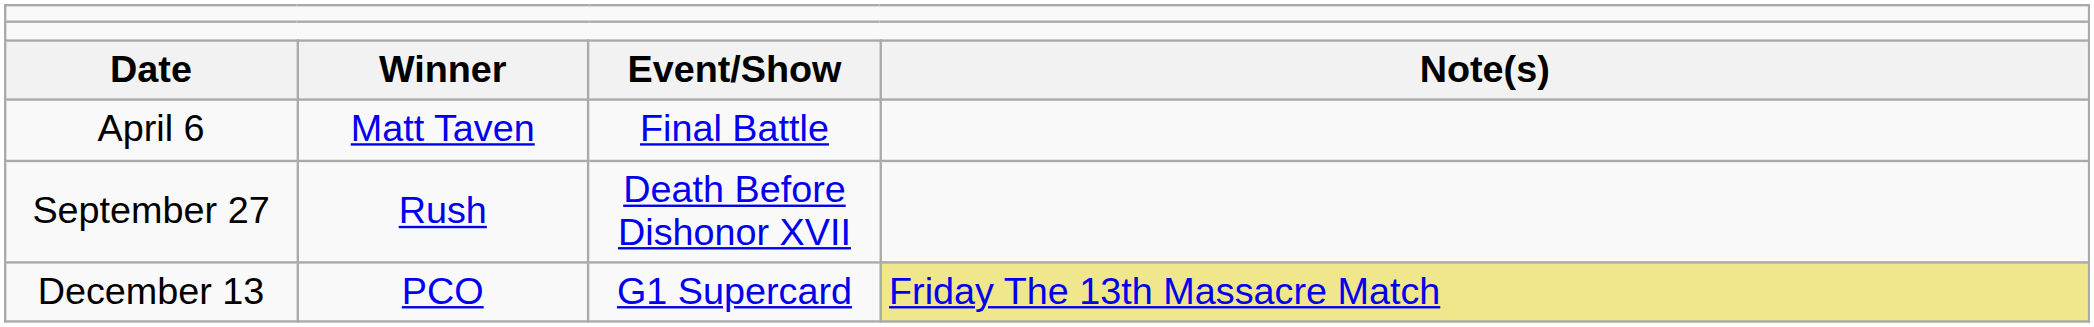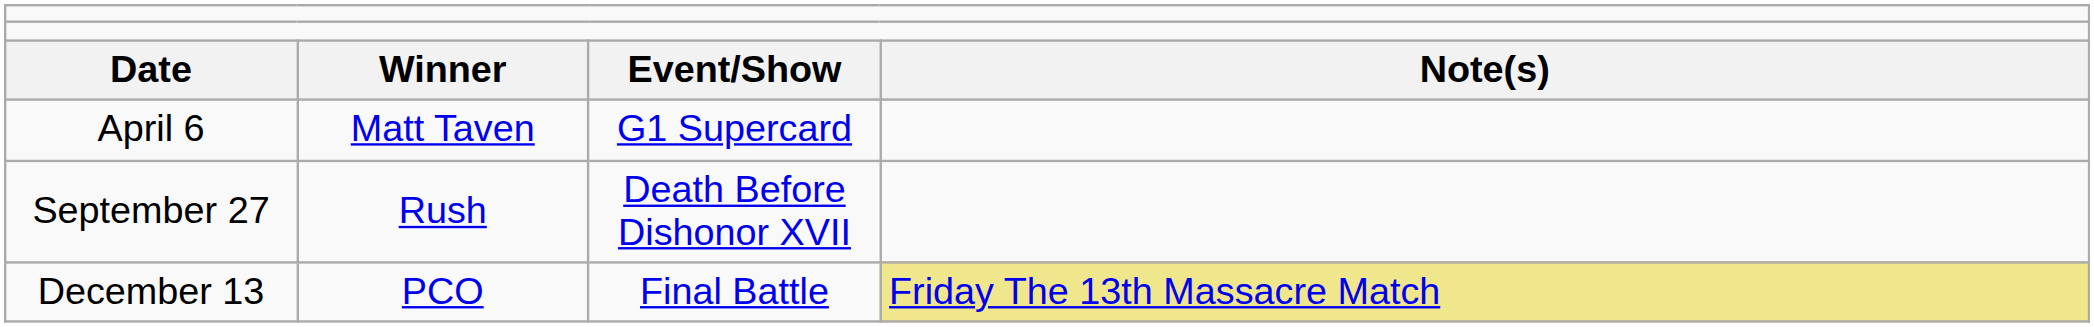(734, 129) Final Battle -> (734, 129) G1 Supercard
(734, 291) G1 Supercard -> (734, 291) Final Battle
